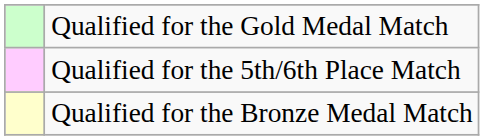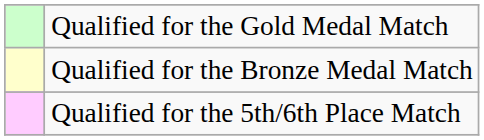rows swapped: (262, 112) <-> (256, 69)
